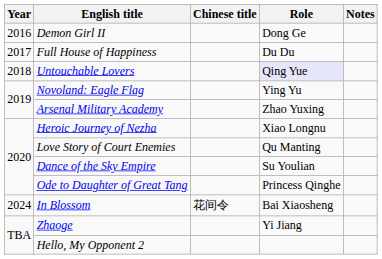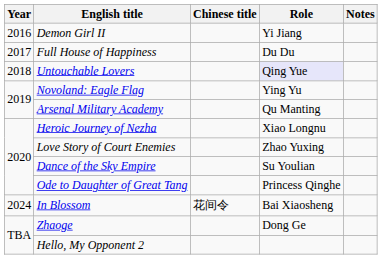(284, 33) Dong Ge -> (282, 33) Yi Jiang
(293, 109) Zhao Yuxing -> (291, 109) Qu Manting
(291, 147) Qu Manting -> (293, 147) Zhao Yuxing
(282, 225) Yi Jiang -> (284, 225) Dong Ge
